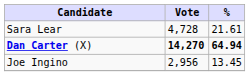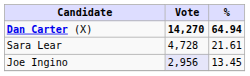rows swapped: (50, 46) <-> (34, 29)
(183, 62) no background -> (183, 62) lavender background
